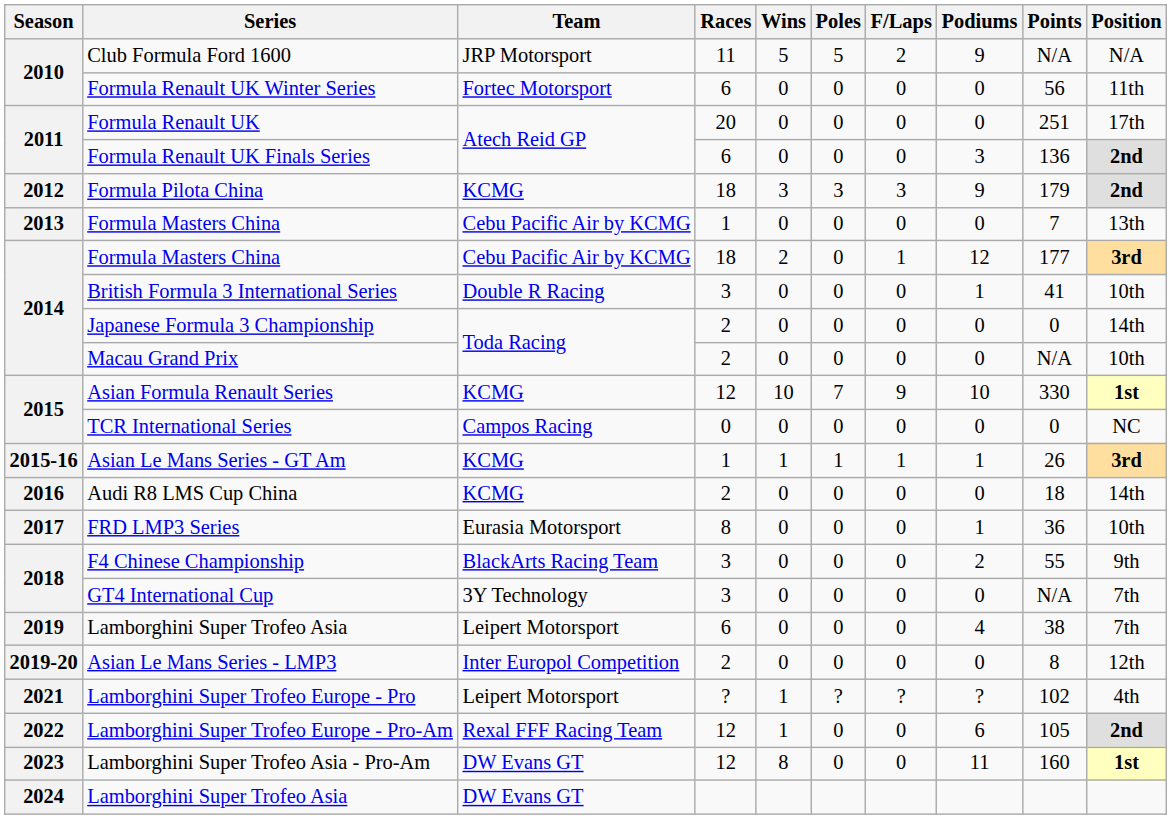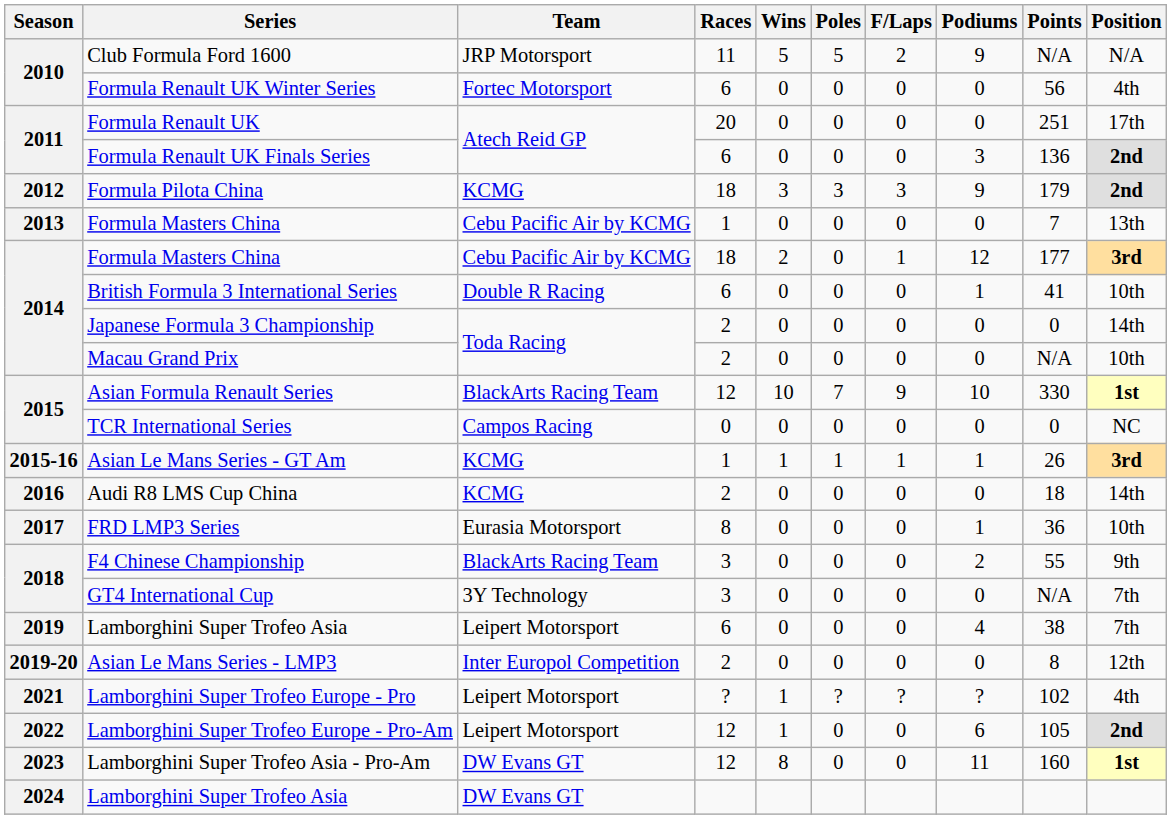(1126, 89) 11th -> (1126, 89) 4th
(726, 291) 3 -> (726, 291) 6
(493, 392) KCMG -> (560, 392) BlackArts Racing Team
(562, 729) Rexal FFF Racing Team -> (541, 729) Leipert Motorsport
